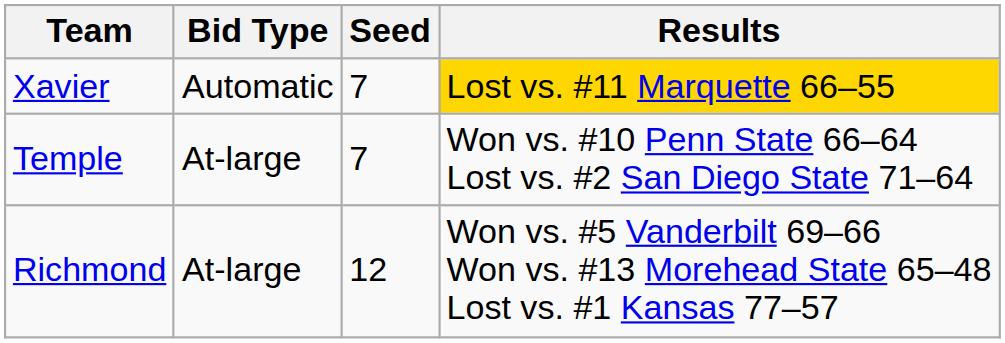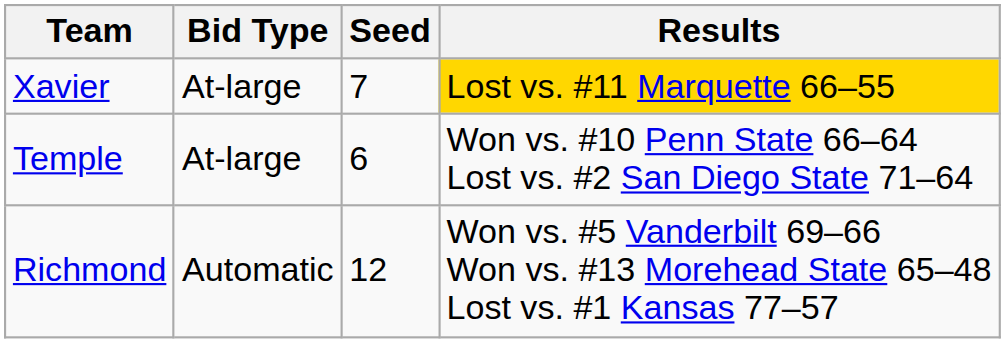(258, 85) Automatic -> (242, 85) At-large
(359, 158) 7 -> (359, 158) 6
(242, 270) At-large -> (258, 270) Automatic
